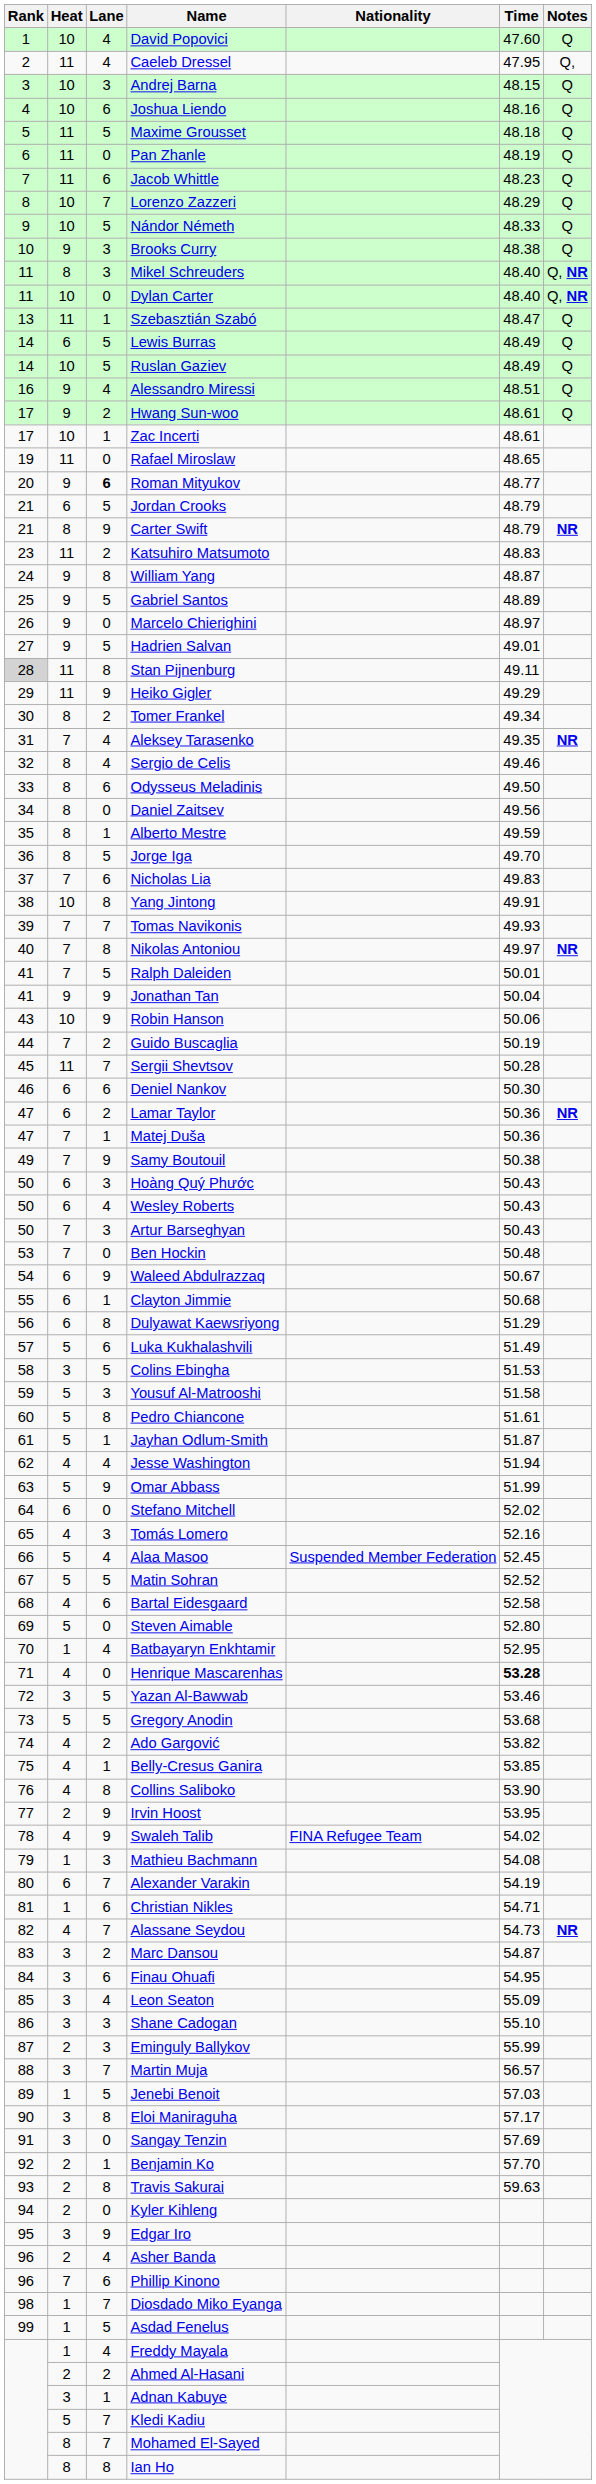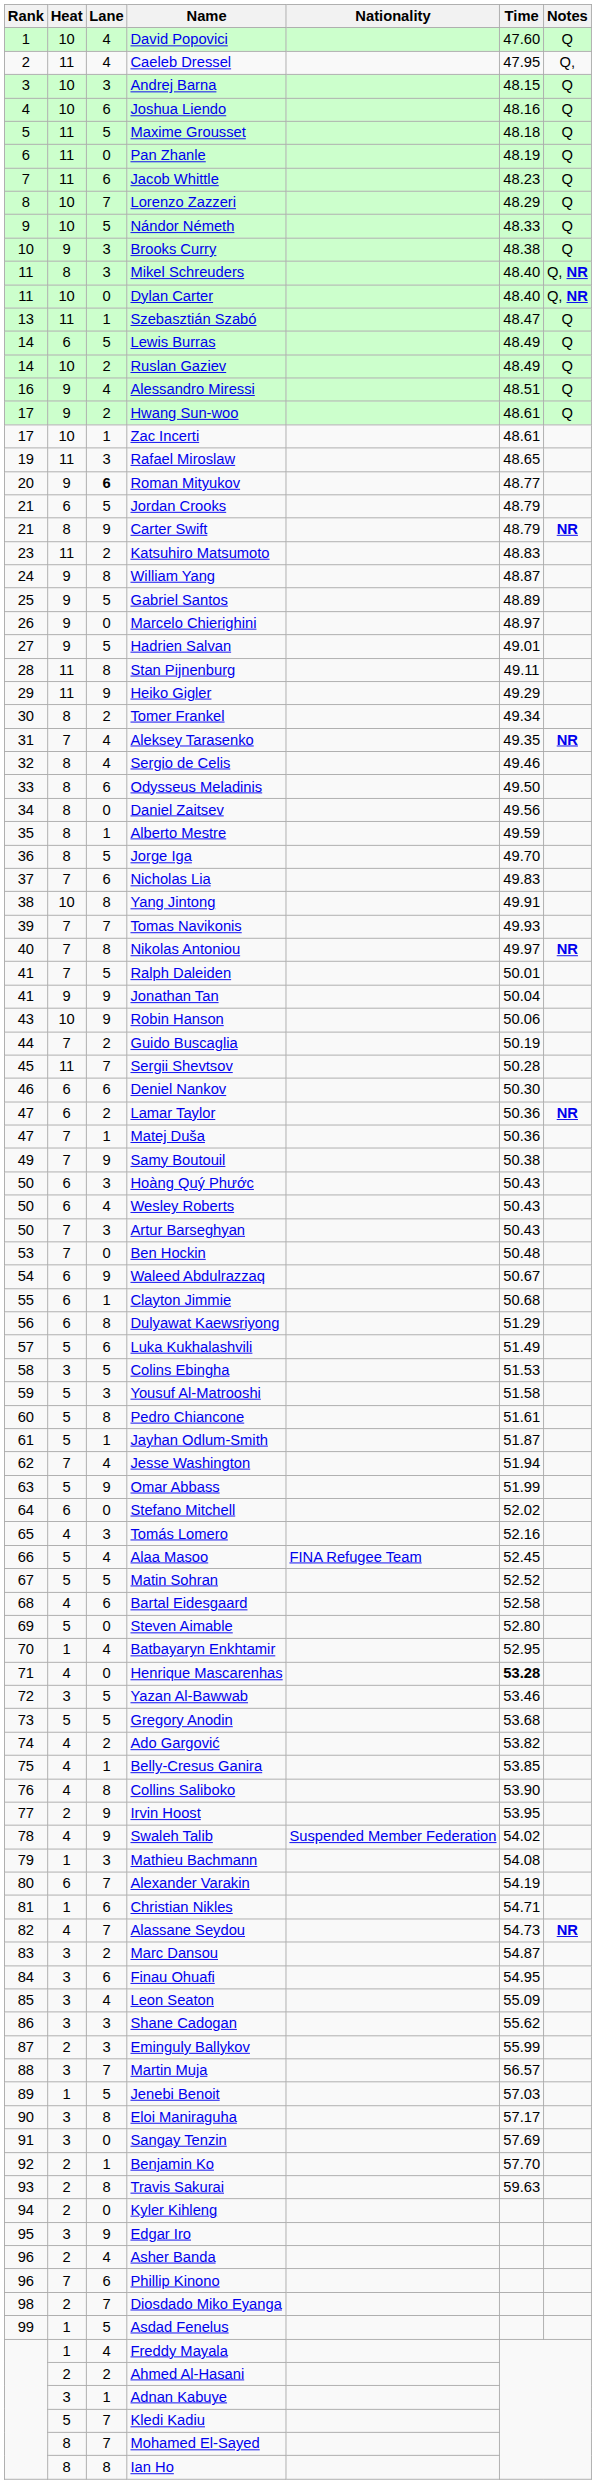(107, 366) 5 -> (107, 366) 2
(107, 459) 0 -> (107, 459) 3
(26, 669) lightgrey background -> (26, 669) no background
(67, 1463) 4 -> (67, 1463) 7
(393, 1556) Suspended Member Federation -> (356, 1556) FINA Refugee Team
(356, 1837) FINA Refugee Team -> (393, 1837) Suspended Member Federation
(522, 2023) 55.10 -> (522, 2023) 55.62
(67, 2303) 1 -> (67, 2303) 2
